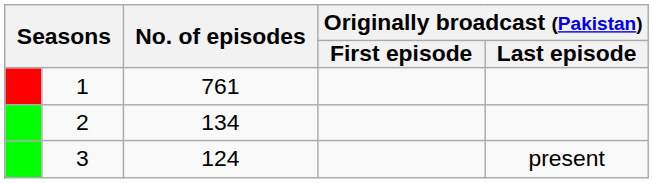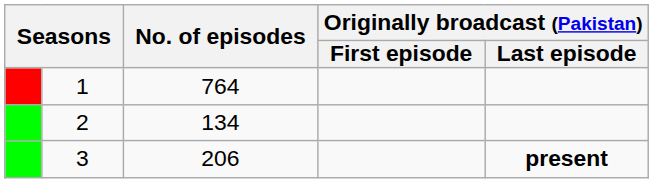(220, 86) 761 -> (220, 86) 764
(220, 158) 124 -> (220, 158) 206
(567, 158) normal -> (567, 158) bold
